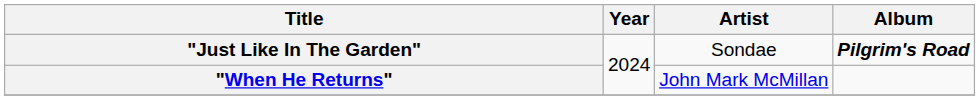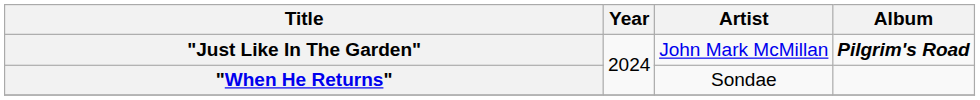(744, 49) Sondae -> (744, 49) John Mark McMillan
(744, 79) John Mark McMillan -> (744, 79) Sondae
